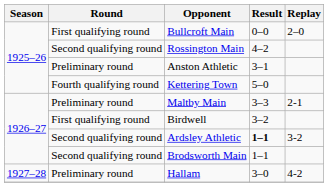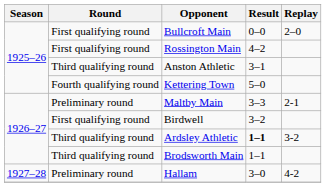(107, 48) Second qualifying round -> (100, 48) First qualifying round
(92, 66) Preliminary round -> (103, 66) Third qualifying round
(107, 137) Second qualifying round -> (103, 137) Third qualifying round
(107, 155) Second qualifying round -> (103, 155) Third qualifying round
